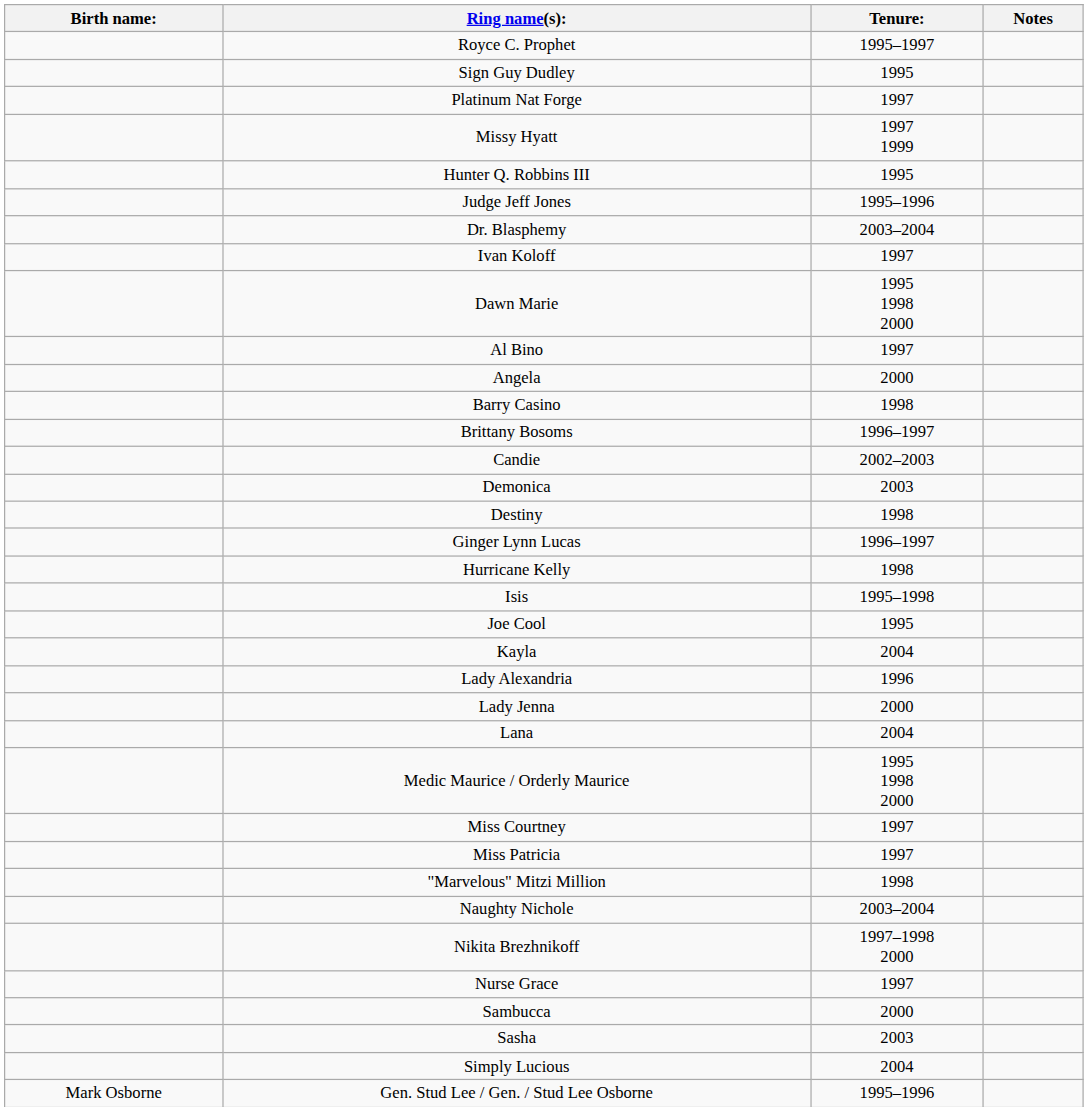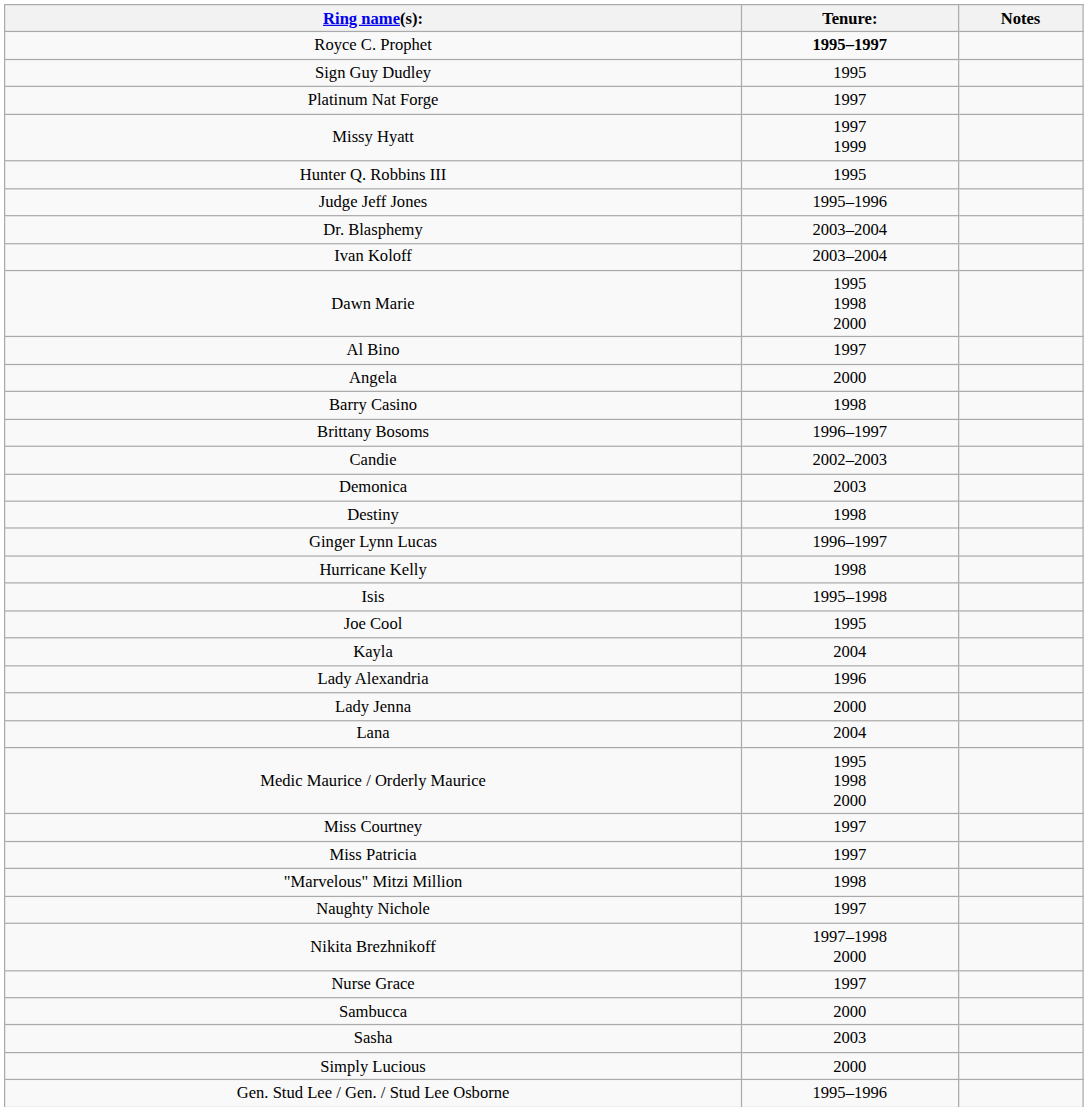- column: (114, 17)
(897, 45) normal -> (850, 45) bold
(897, 256) 1997 -> (850, 256) 2003–2004
(897, 909) 2003–2004 -> (850, 909) 1997
(897, 1065) 2004 -> (850, 1065) 2000
